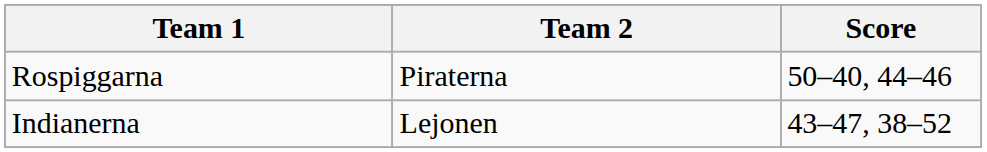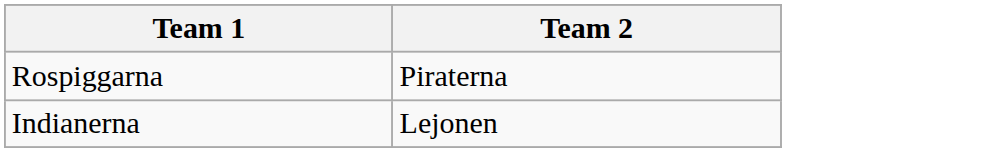- column: (881, 28)
